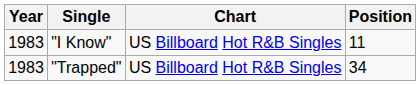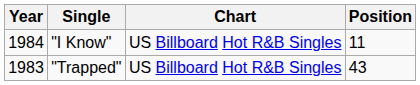(26, 42) 1983 -> (26, 42) 1984
(358, 67) 34 -> (358, 67) 43
